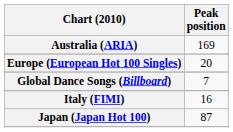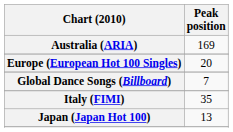(206, 99) 16 -> (206, 99) 35
(206, 117) 87 -> (206, 117) 13
